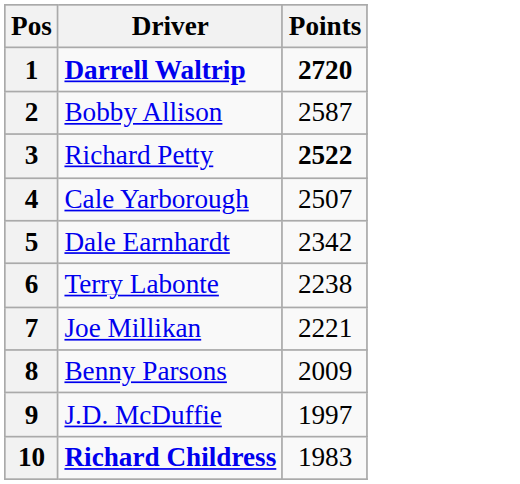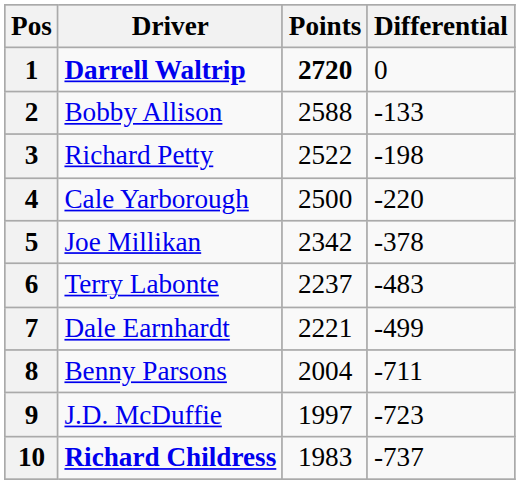+ column: (441, 26)
(325, 112) 2587 -> (325, 112) 2588
(325, 155) bold -> (325, 155) normal
(325, 198) 2507 -> (325, 198) 2500
(147, 241) Dale Earnhardt -> (133, 241) Joe Millikan
(325, 284) 2238 -> (325, 284) 2237
(133, 328) Joe Millikan -> (147, 328) Dale Earnhardt
(325, 371) 2009 -> (325, 371) 2004
